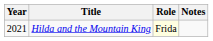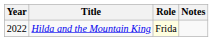(17, 28) 2021 -> (17, 28) 2022
